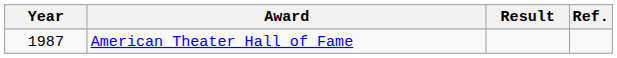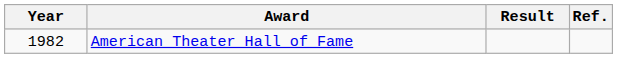(46, 41) 1987 -> (46, 41) 1982
